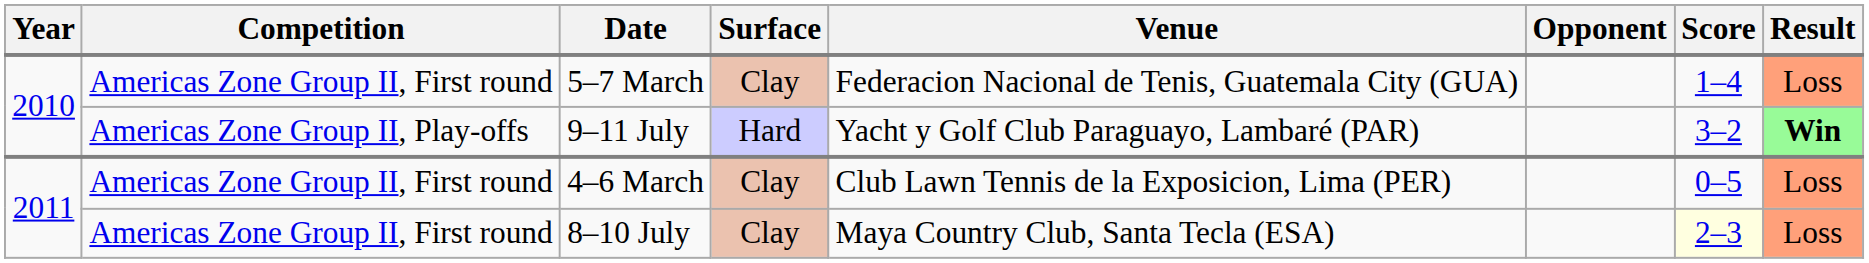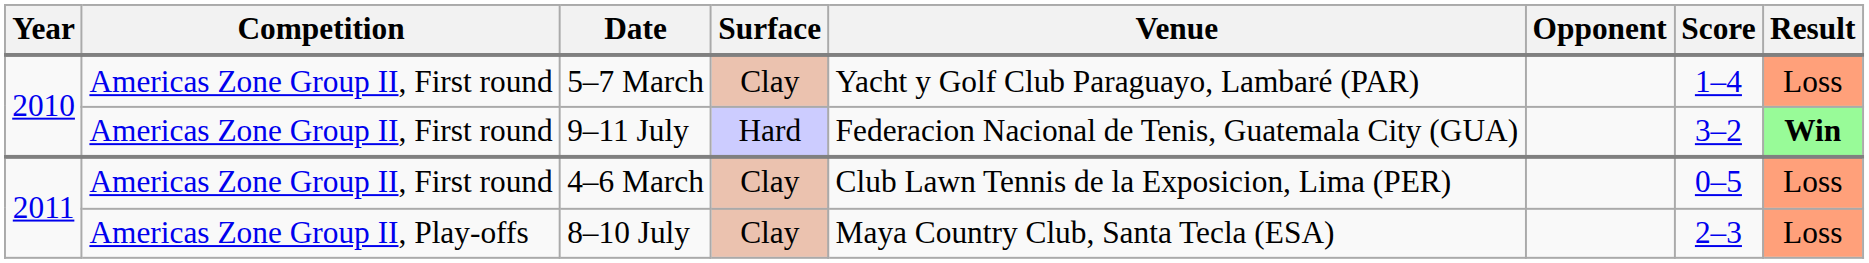(1177, 81) Federacion Nacional de Tenis, Guatemala City (GUA) -> (1127, 81) Yacht y Golf Club Paraguayo, Lambaré (PAR)
(309, 130) Americas Zone Group II, Play-offs -> (321, 130) Americas Zone Group II, First round
(1127, 130) Yacht y Golf Club Paraguayo, Lambaré (PAR) -> (1177, 130) Federacion Nacional de Tenis, Guatemala City (GUA)
(321, 232) Americas Zone Group II, First round -> (309, 232) Americas Zone Group II, Play-offs
(1718, 232) lightyellow background -> (1718, 232) no background
